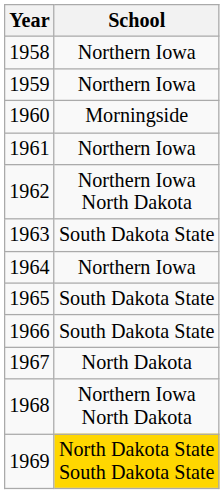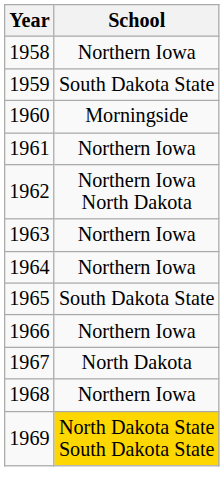(137, 84) Northern Iowa -> (137, 84) South Dakota State
(137, 235) South Dakota State -> (137, 235) Northern Iowa
(137, 330) South Dakota State -> (137, 330) Northern Iowa
(137, 406) Northern Iowa North Dakota -> (137, 394) Northern Iowa
